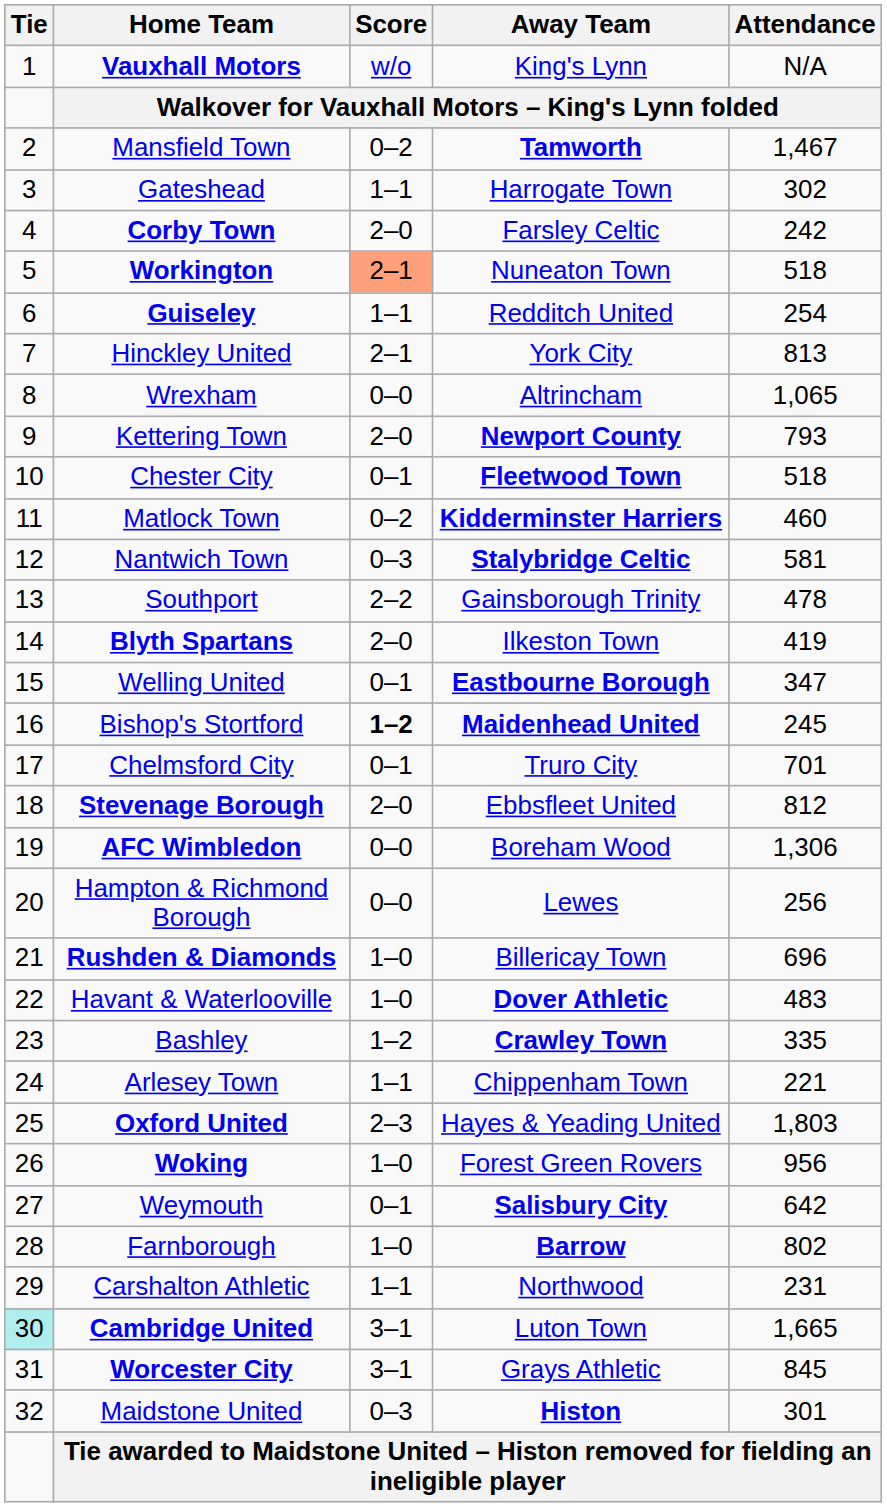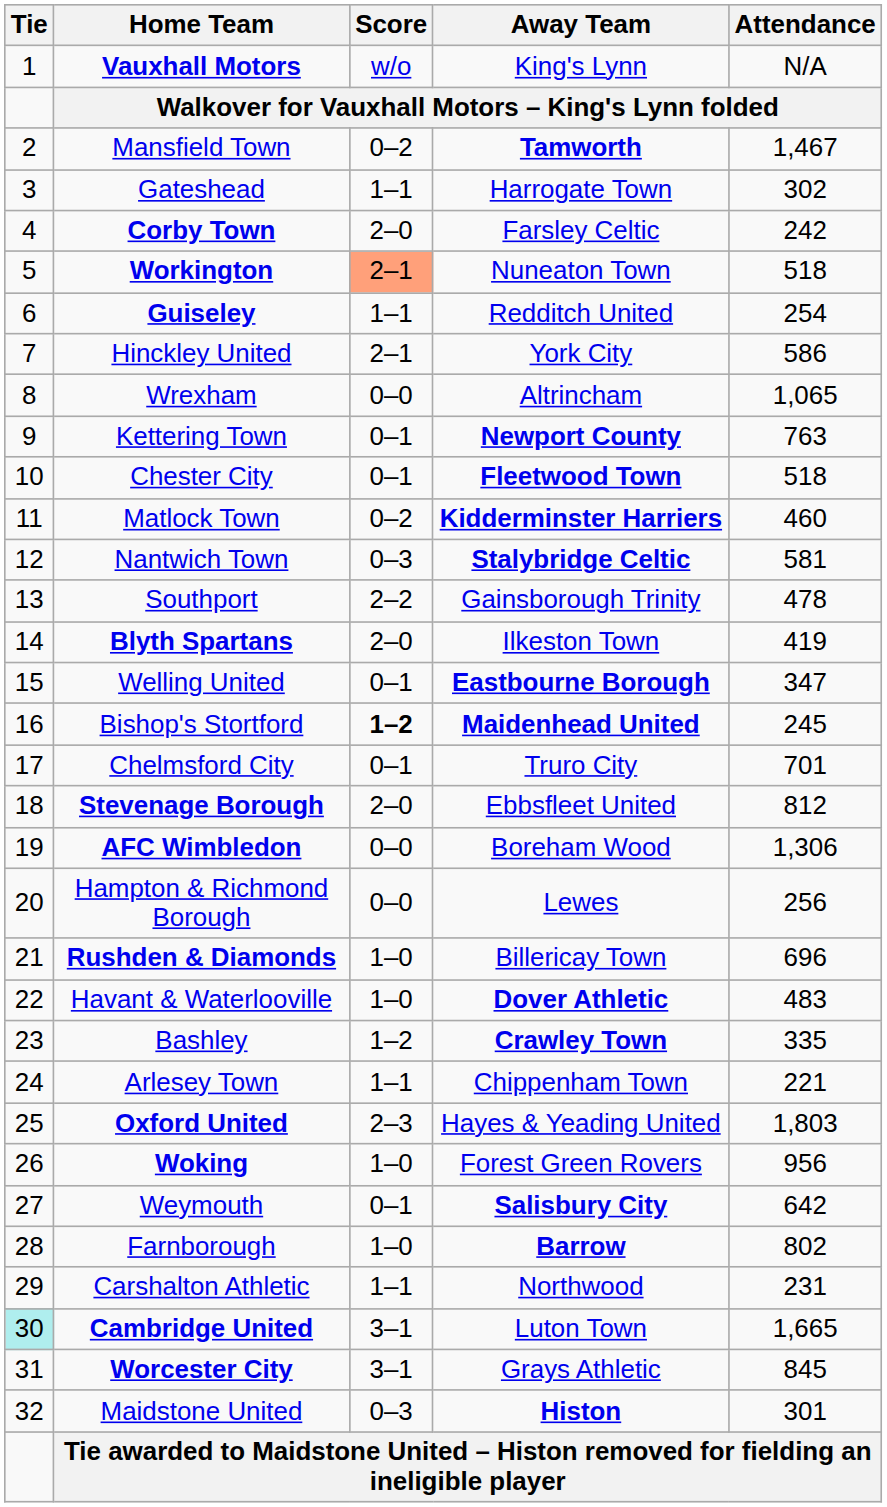(805, 353) 813 -> (805, 353) 586
(391, 436) 2–0 -> (391, 436) 0–1
(805, 436) 793 -> (805, 436) 763
